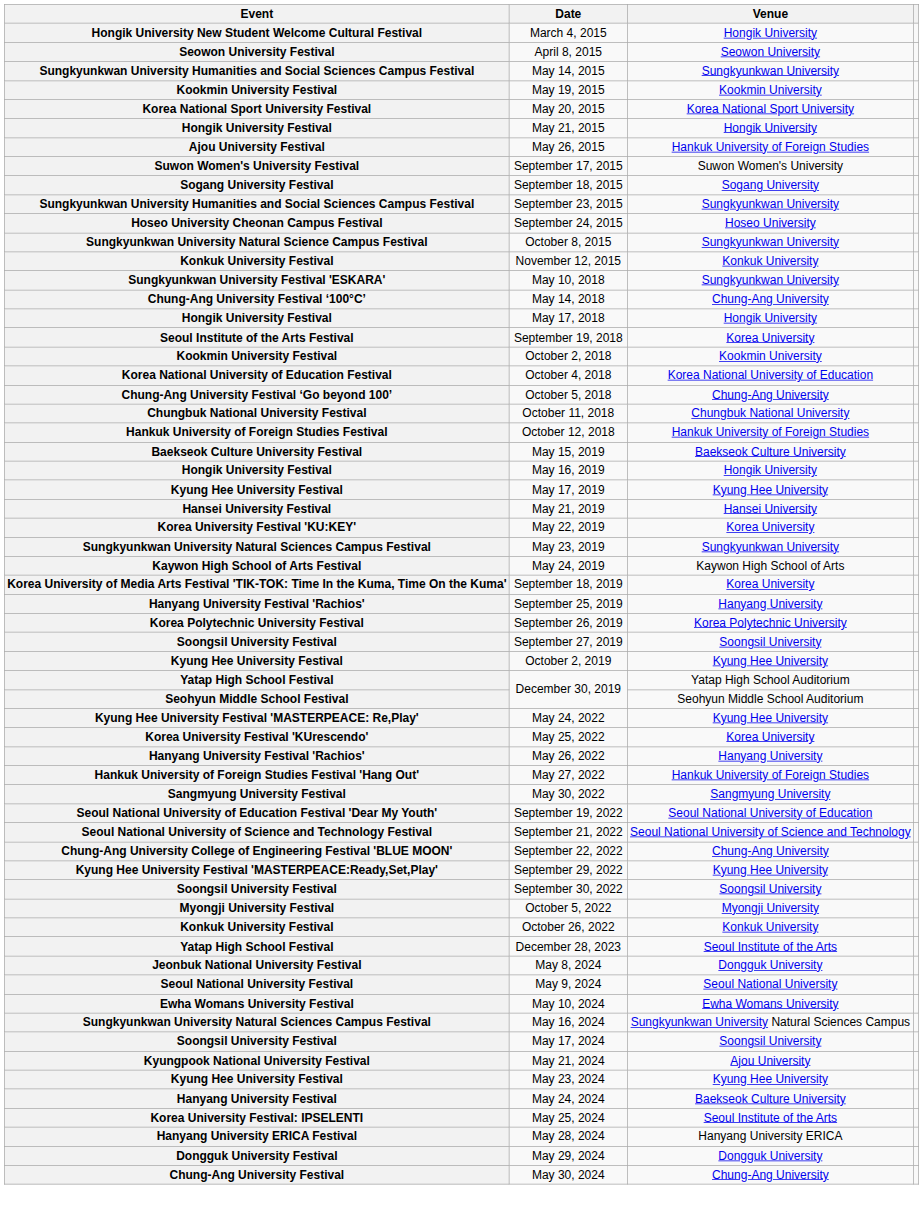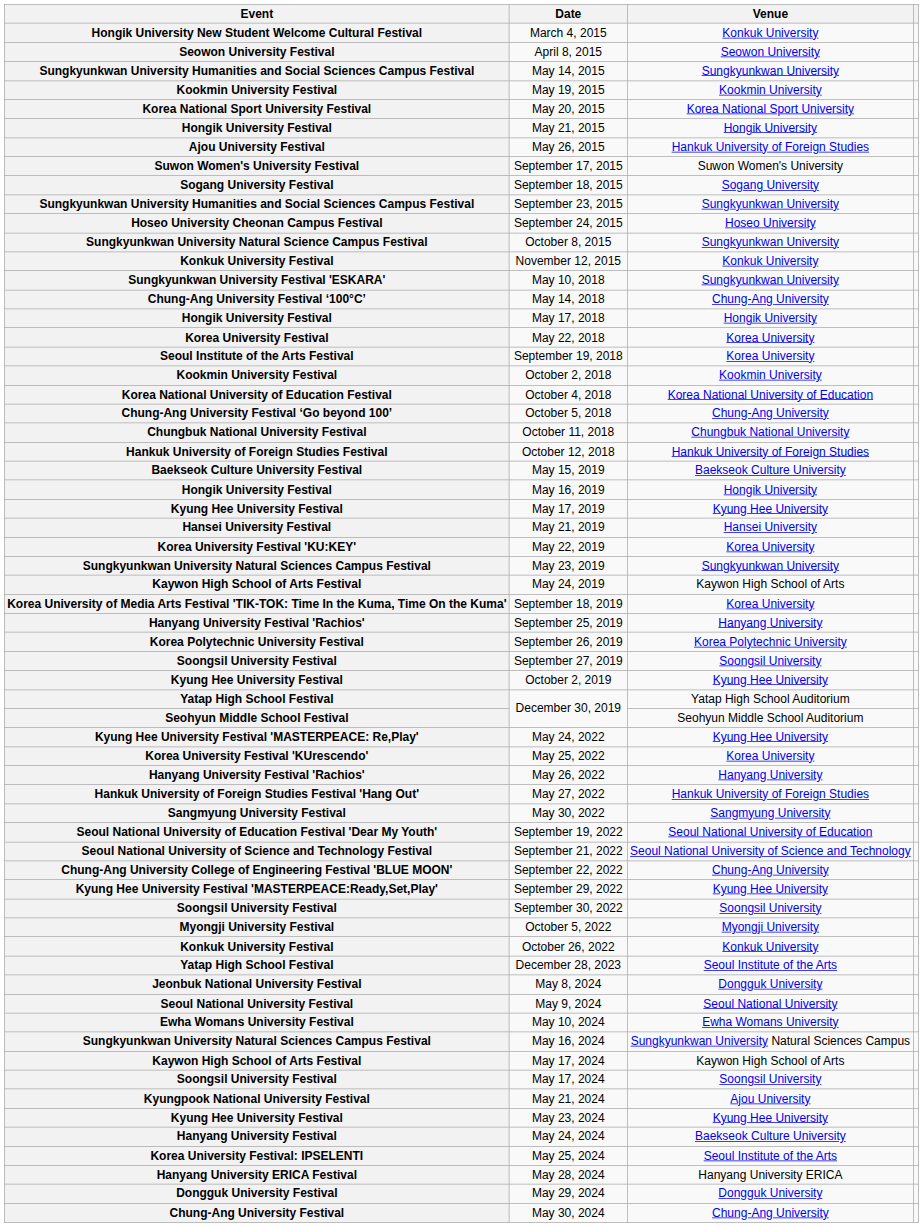(770, 33) Hongik University -> (770, 33) Konkuk University
+ row: (257, 337)
+ row: (257, 1060)
